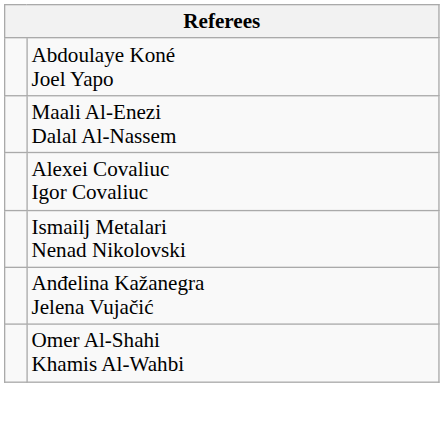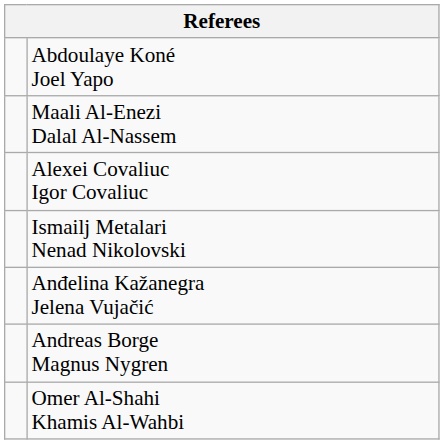+ row: (100, 352)
